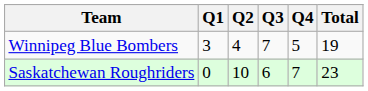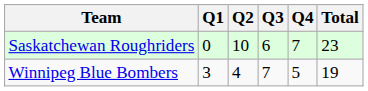rows swapped: (101, 72) <-> (93, 45)
